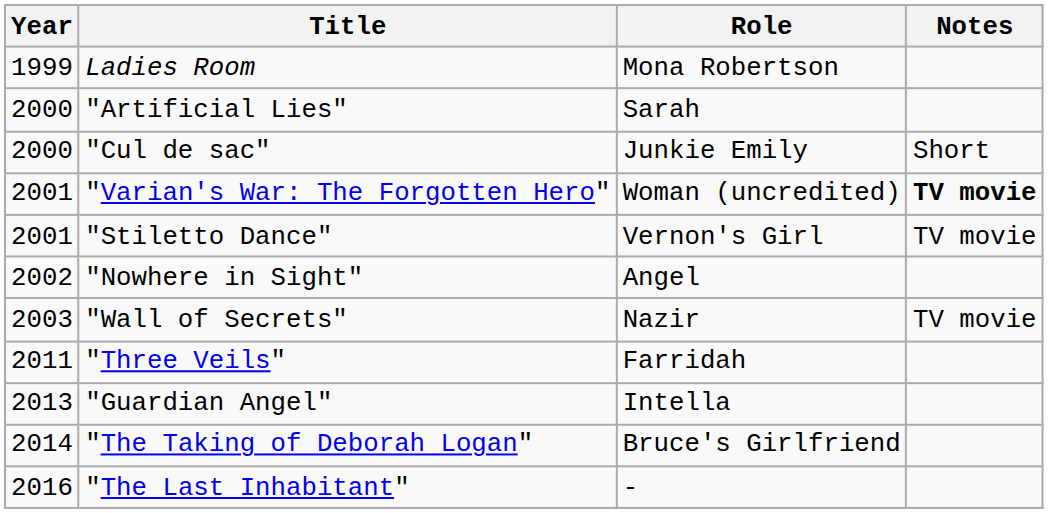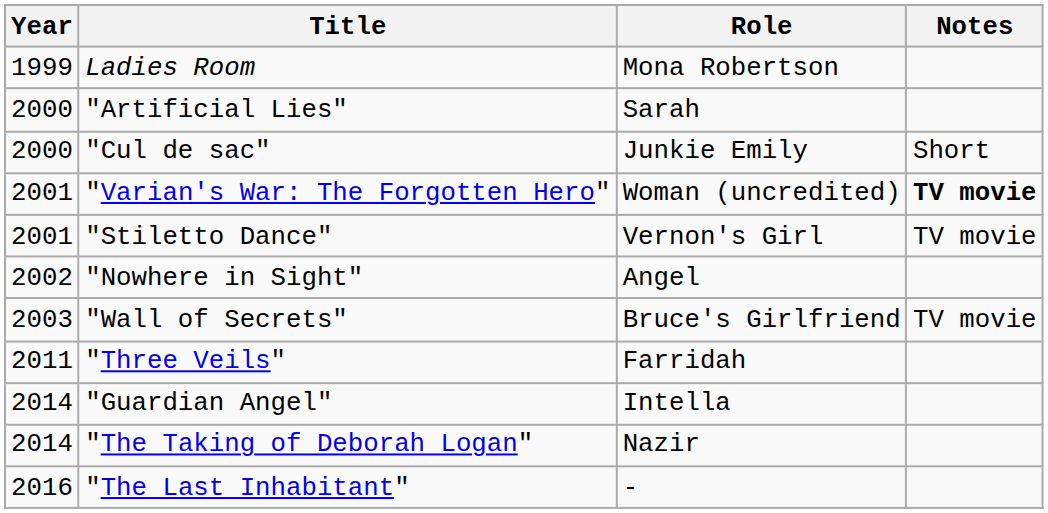(661, 320) Nazir -> (762, 320) Bruce's Girlfriend
(42, 404) 2013 -> (42, 404) 2014
(762, 445) Bruce's Girlfriend -> (661, 445) Nazir
